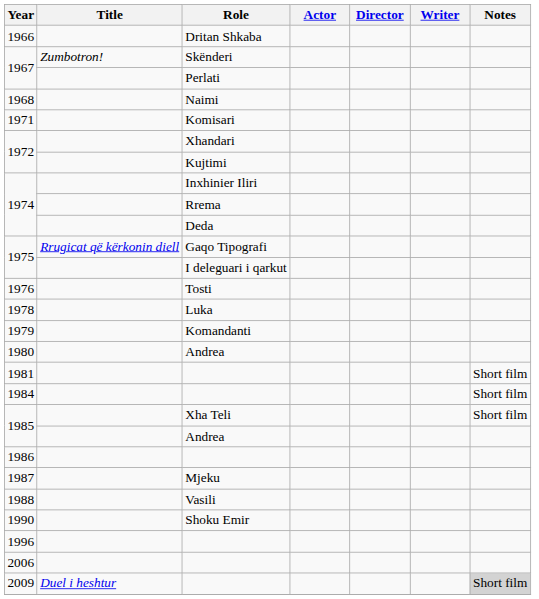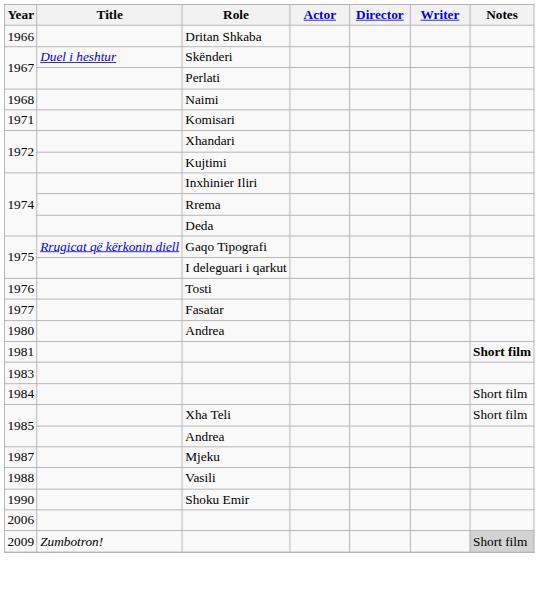(72, 57) Zumbotron! -> (78, 57) Duel i heshtur
+ row: (21, 309)
- row: (21, 309)
- row: (21, 330)
(500, 373) normal -> (502, 352) bold
+ row: (21, 373)
- row: (21, 457)
- row: (21, 541)
(78, 583) Duel i heshtur -> (72, 541) Zumbotron!
